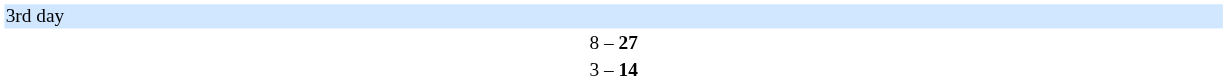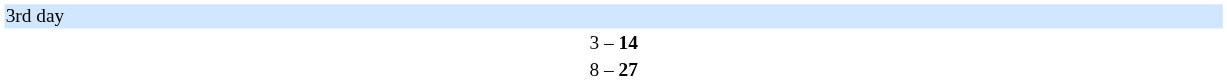rows swapped: (614, 42) <-> (614, 69)
